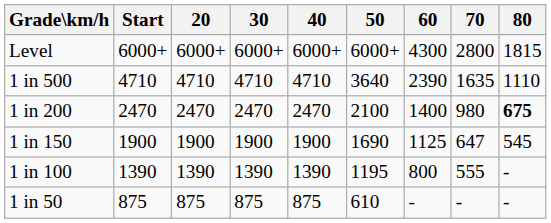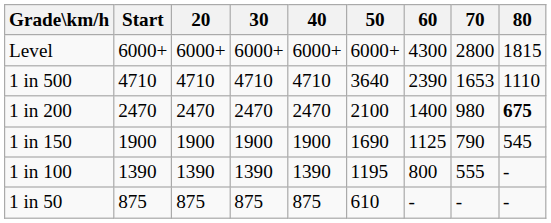(475, 80) 1635 -> (475, 80) 1653
(470, 141) 647 -> (470, 141) 790
